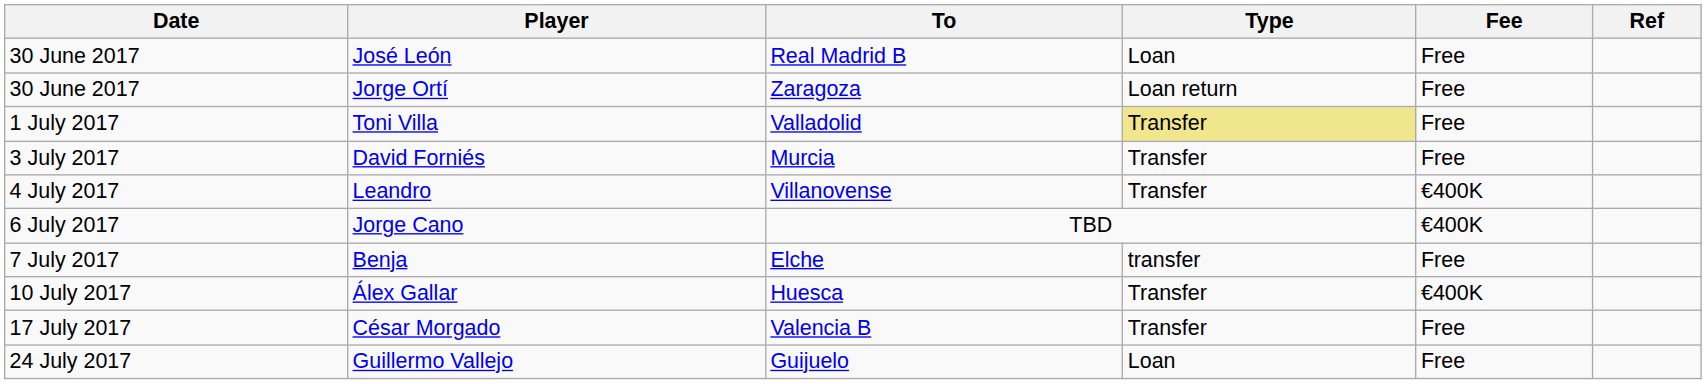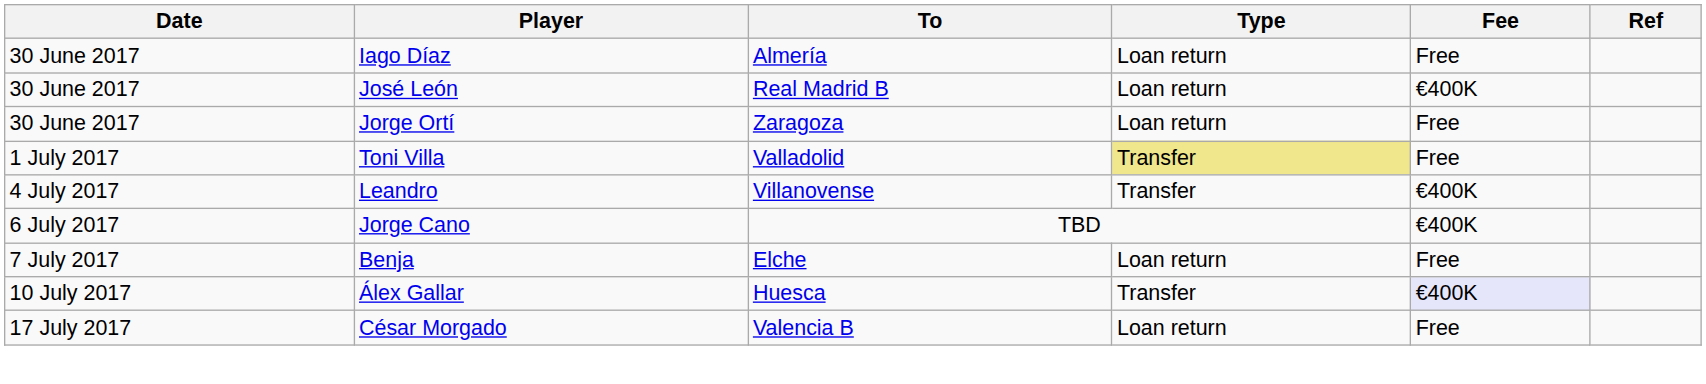+ row: (405, 55)
(1152, 55) Loan -> (1172, 89) Loan return
(1443, 55) Free -> (1447, 89) €400K
- row: (419, 157)
(1164, 259) transfer -> (1172, 259) Loan return
(1452, 293) no background -> (1447, 293) lavender background
(1167, 327) Transfer -> (1172, 327) Loan return
- row: (433, 361)
